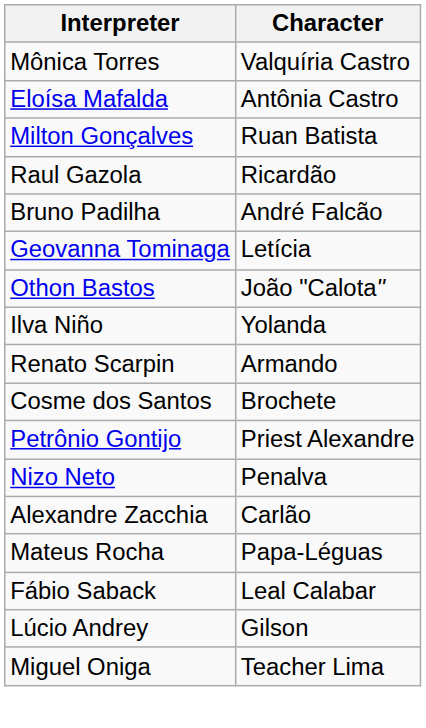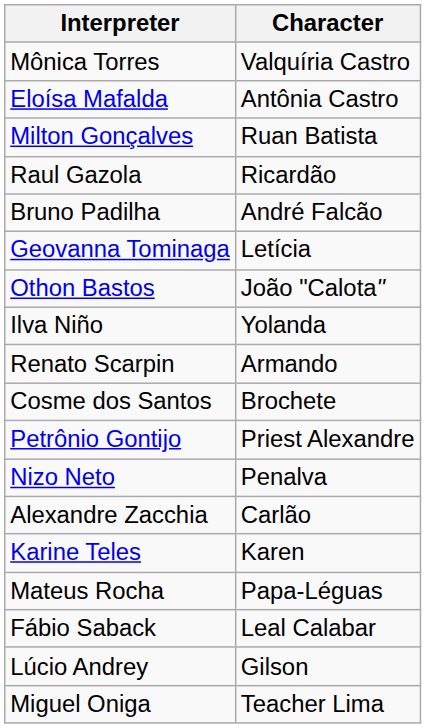+ row: (76, 552)
